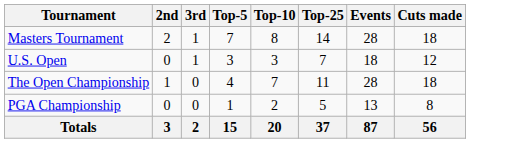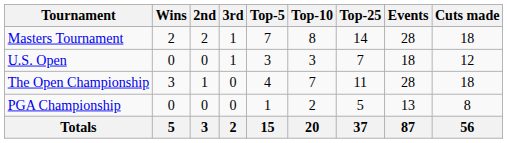+ column: (171, 15)
